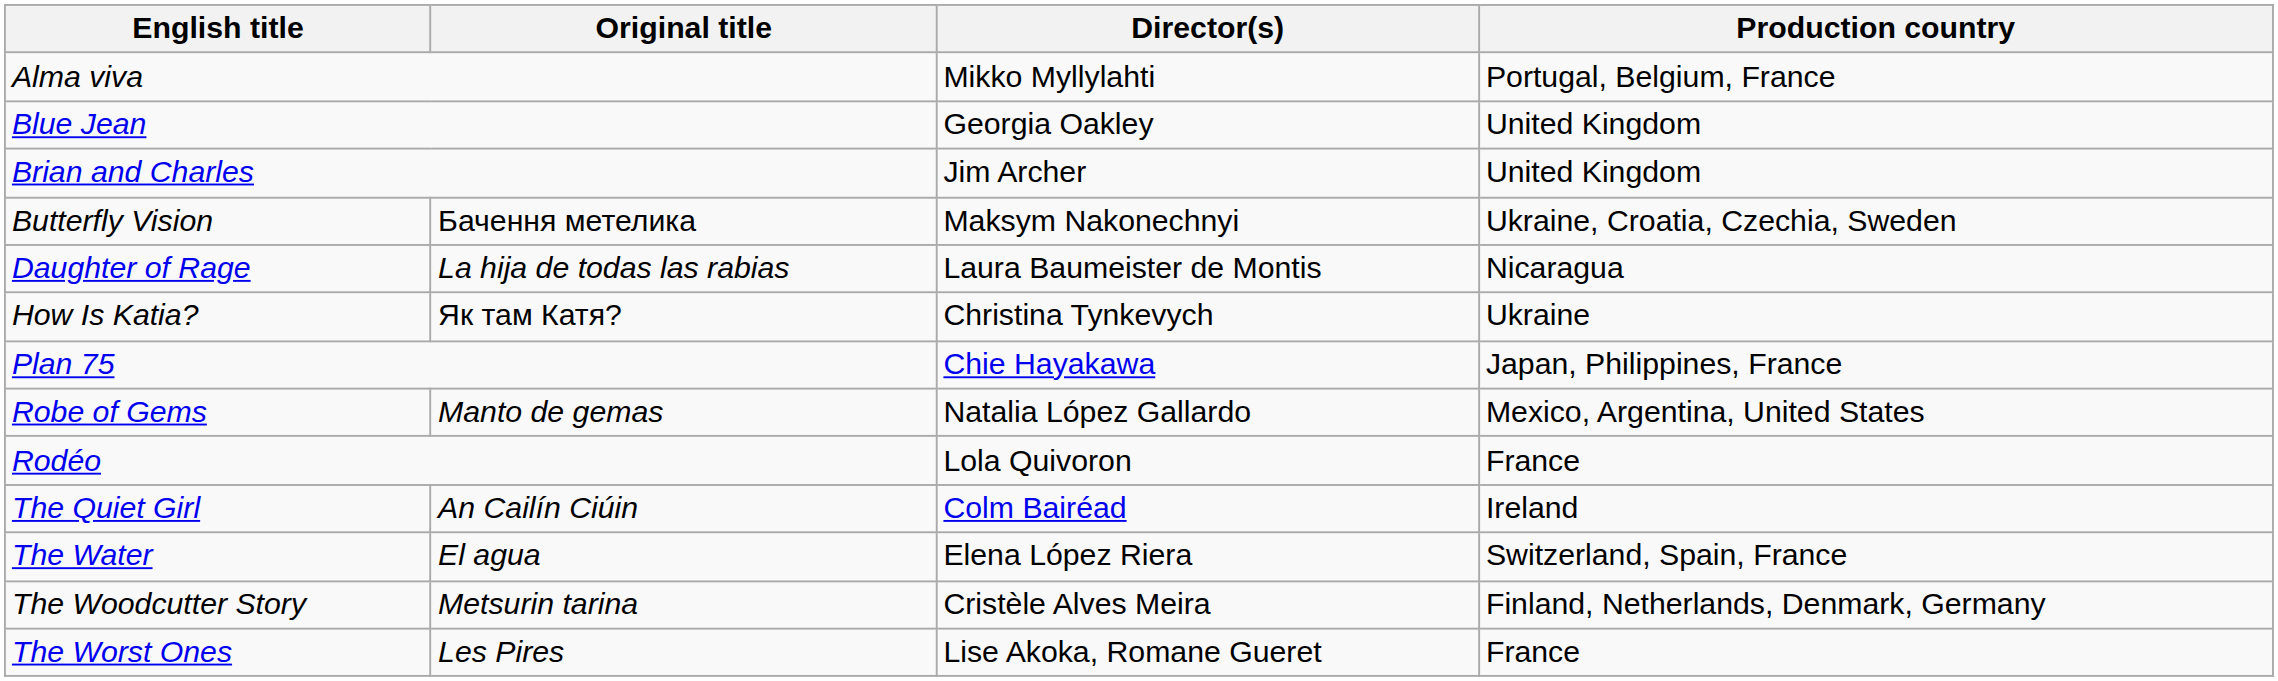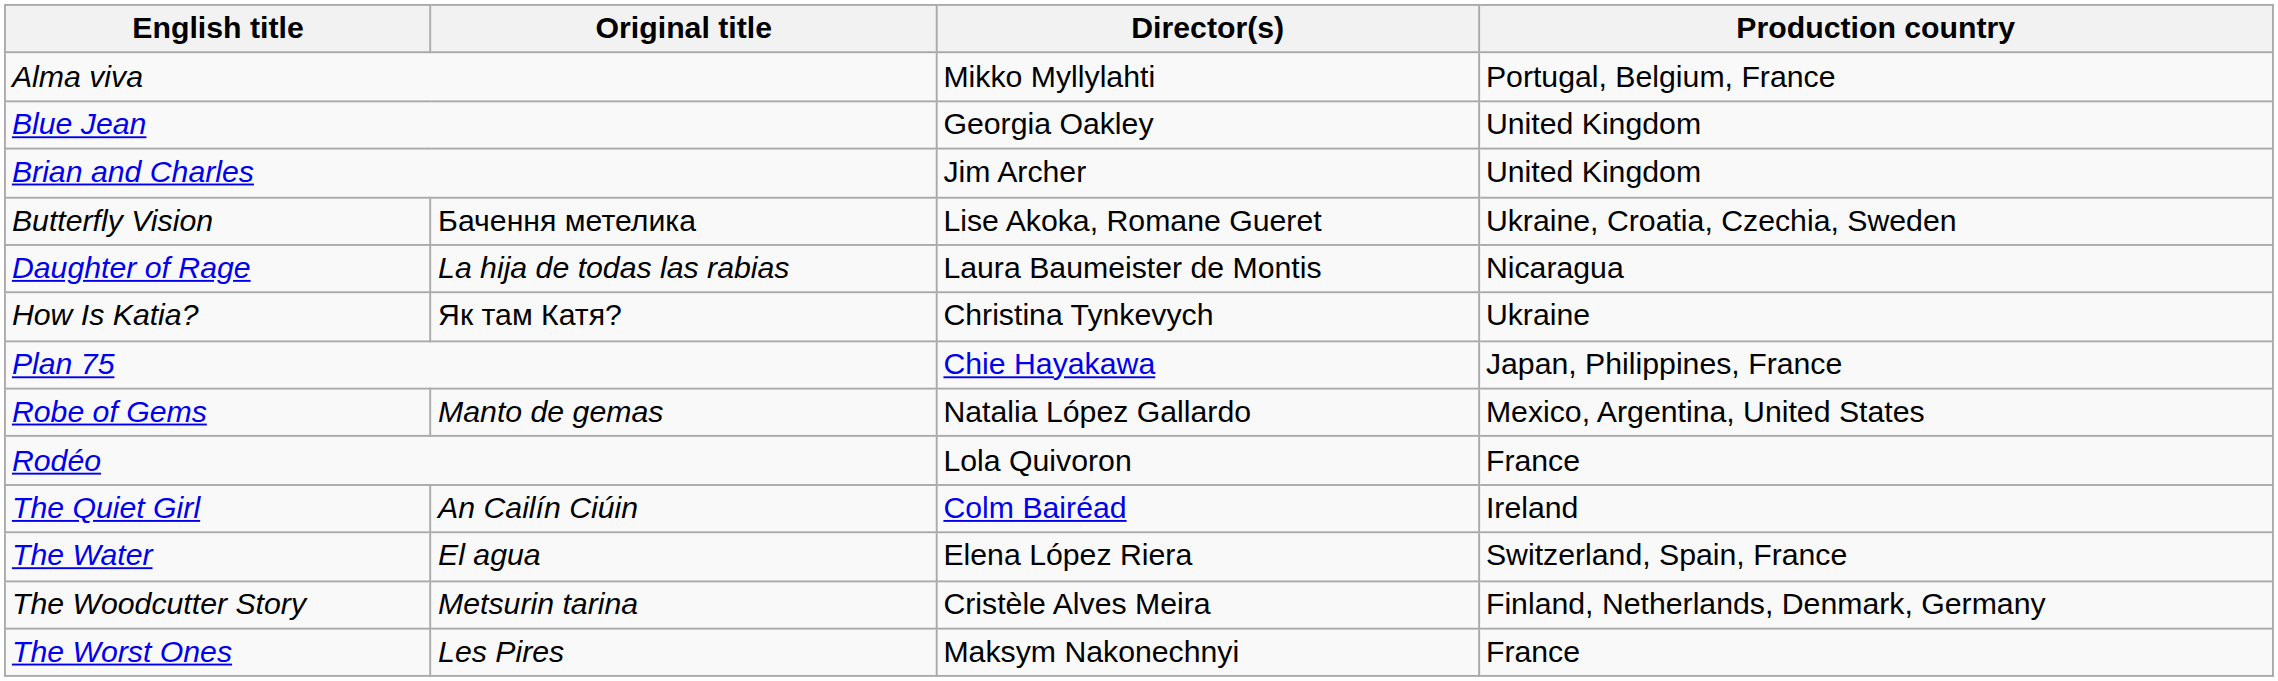(1091, 220) Maksym Nakonechnyi -> (1133, 220) Lise Akoka, Romane Gueret
(1133, 651) Lise Akoka, Romane Gueret -> (1091, 651) Maksym Nakonechnyi
